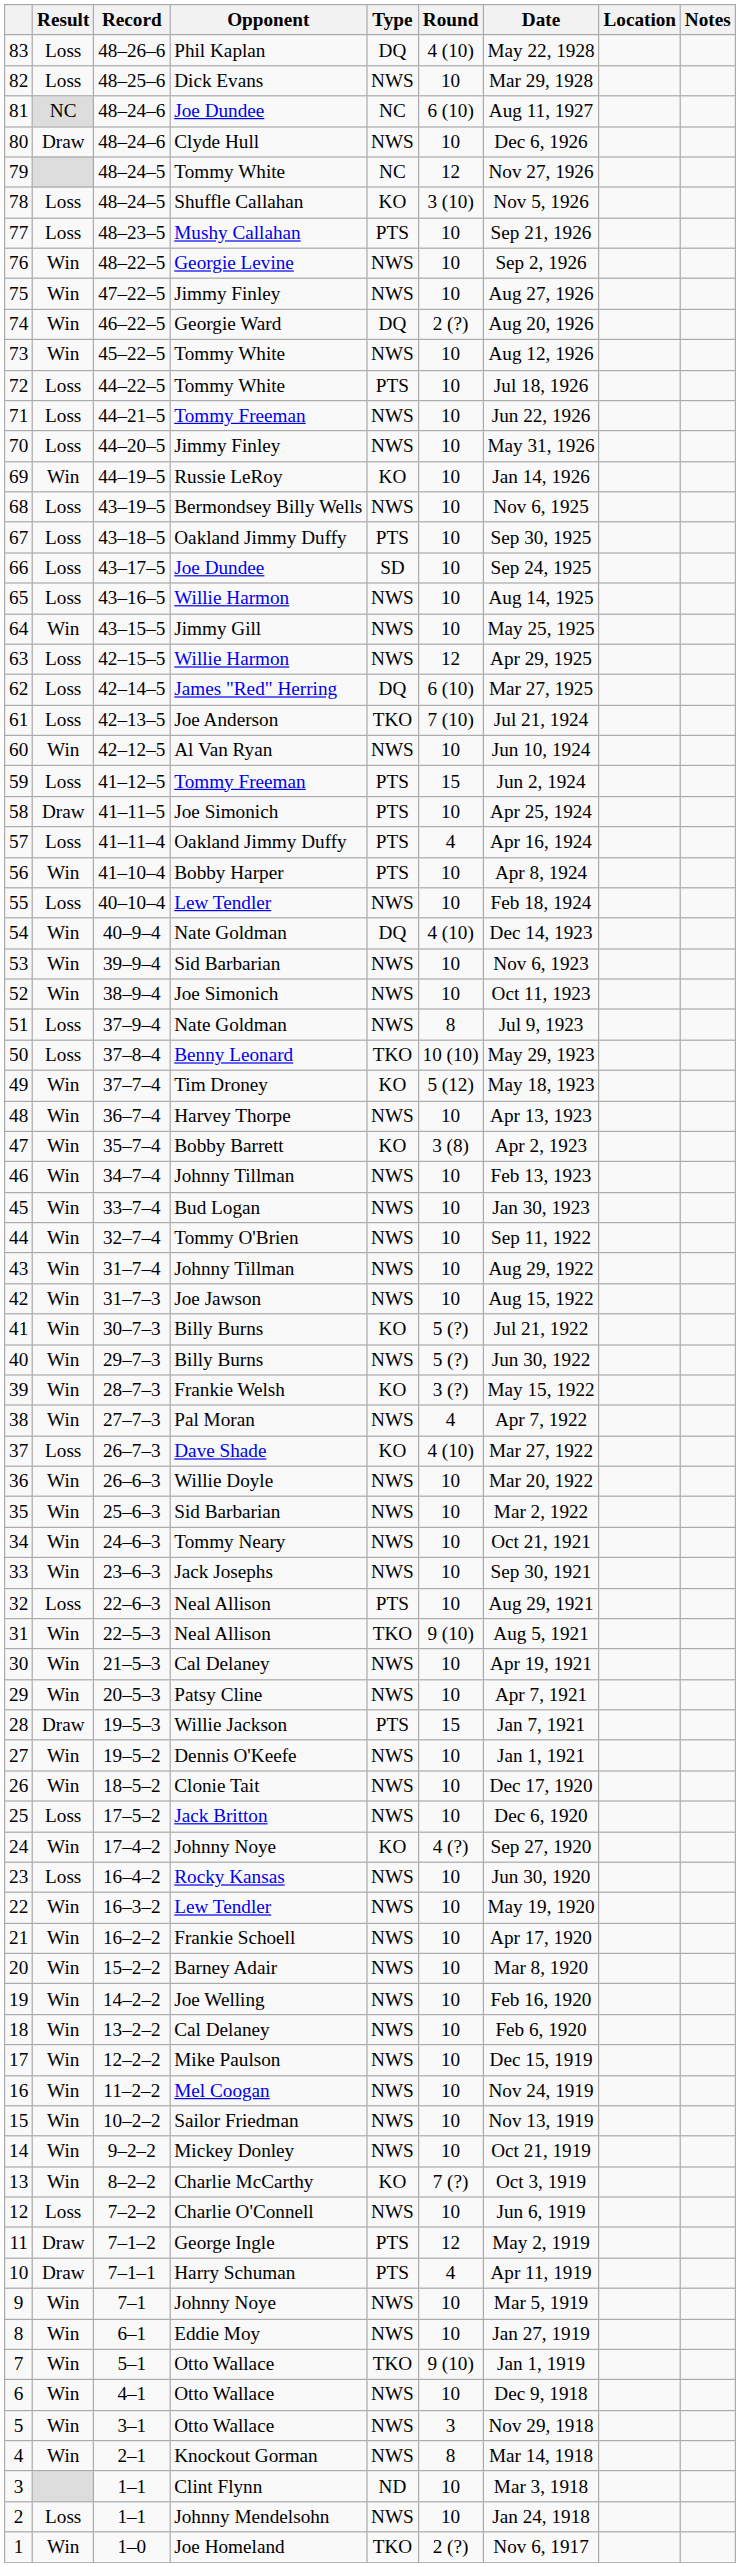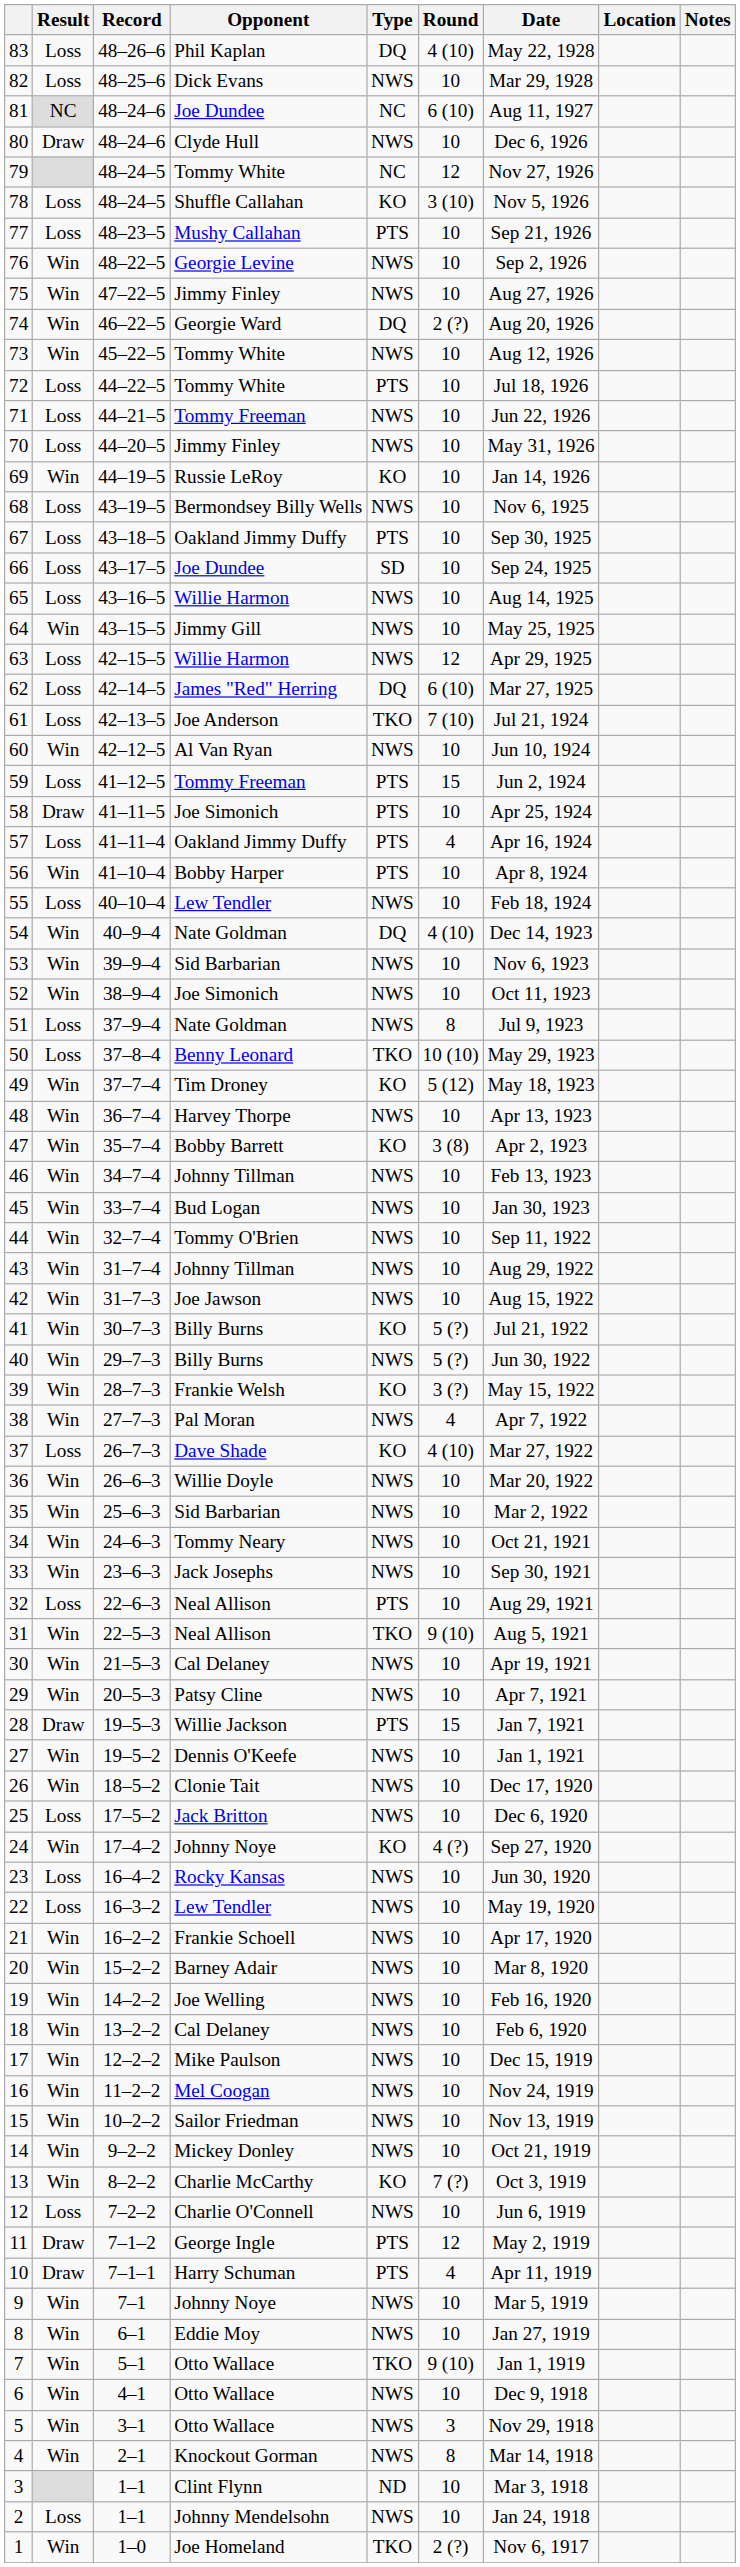(63, 1907) Win -> (63, 1907) Loss
